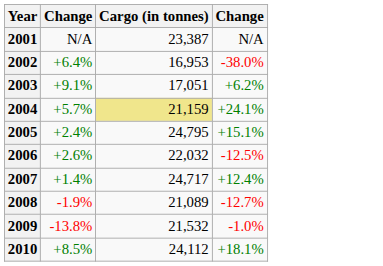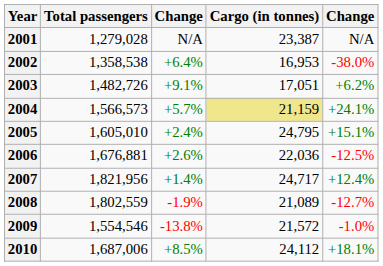+ column: (96, 16)
(188, 156) 22,032 -> (299, 156) 22,036
(188, 226) 21,532 -> (299, 226) 21,572
